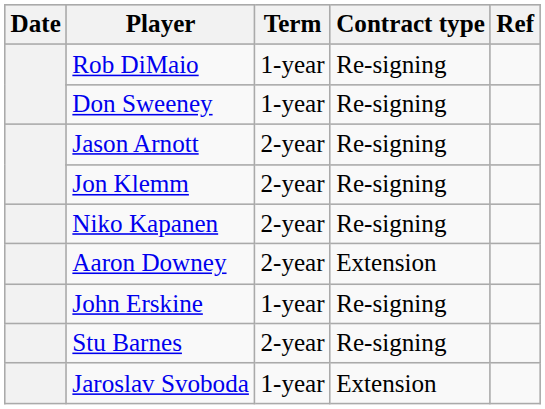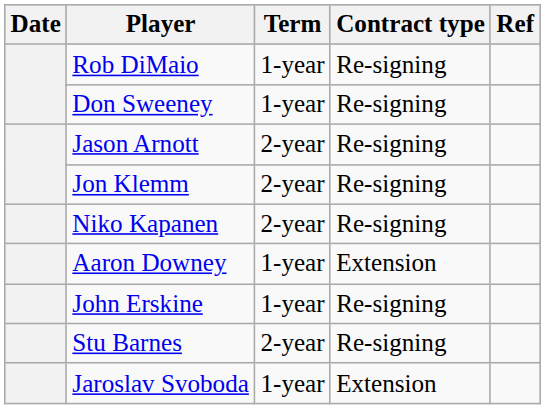(293, 263) 2-year -> (293, 263) 1-year
